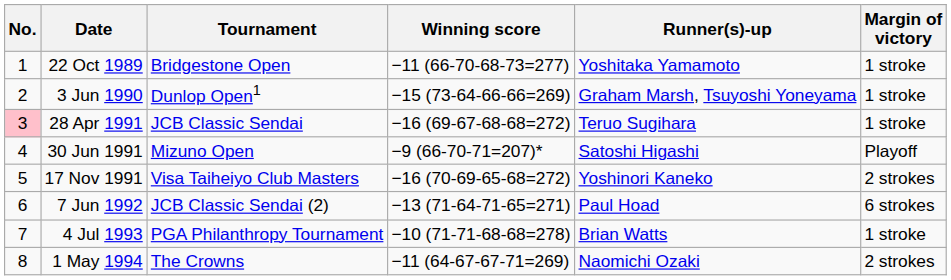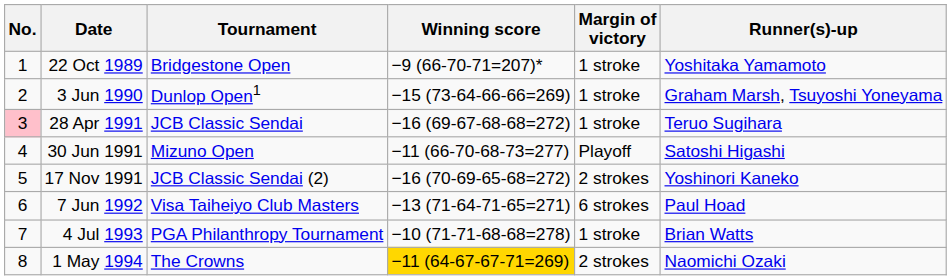columns swapped: (903, 28) <-> (717, 28)
(480, 65) −11 (66-70-68-73=277) -> (467, 65) −9 (66-70-71=207)*
(467, 151) −9 (66-70-71=207)* -> (480, 151) −11 (66-70-68-73=277)
(255, 179) Visa Taiheiyo Club Masters -> (240, 179) JCB Classic Sendai (2)
(240, 206) JCB Classic Sendai (2) -> (255, 206) Visa Taiheiyo Club Masters
(480, 261) no background -> (480, 261) gold background
